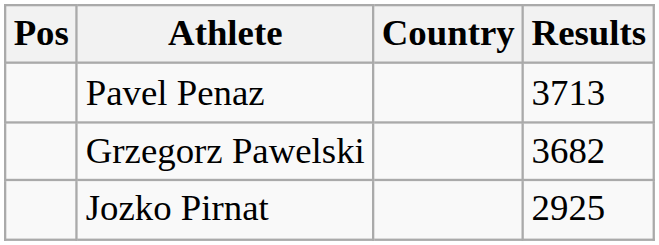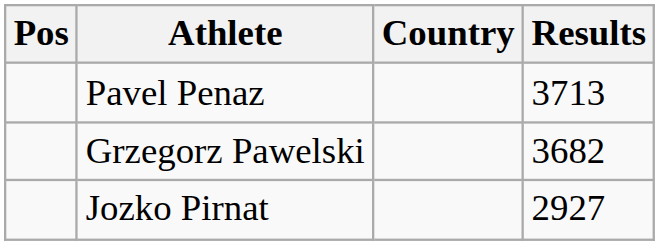(568, 208) 2925 -> (568, 208) 2927
